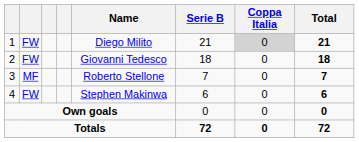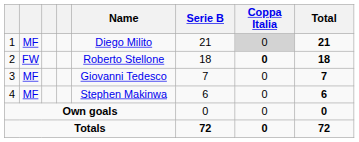(31, 42) FW -> (31, 42) MF
(124, 59) Giovanni Tedesco -> (124, 59) Roberto Stellone
(265, 59) normal -> (265, 59) bold
(124, 77) Roberto Stellone -> (124, 77) Giovanni Tedesco
(31, 94) FW -> (31, 94) MF
